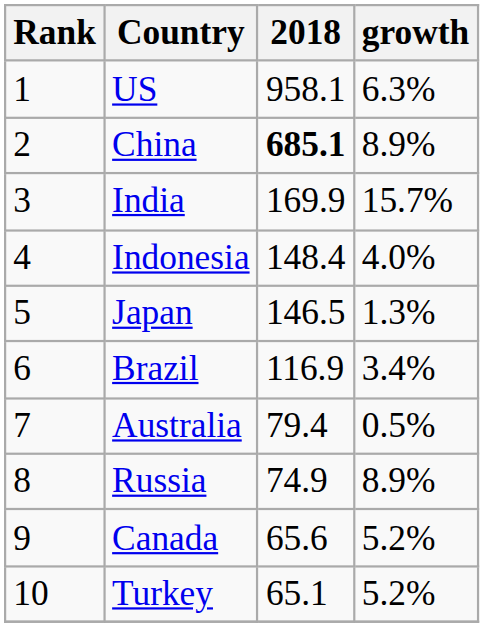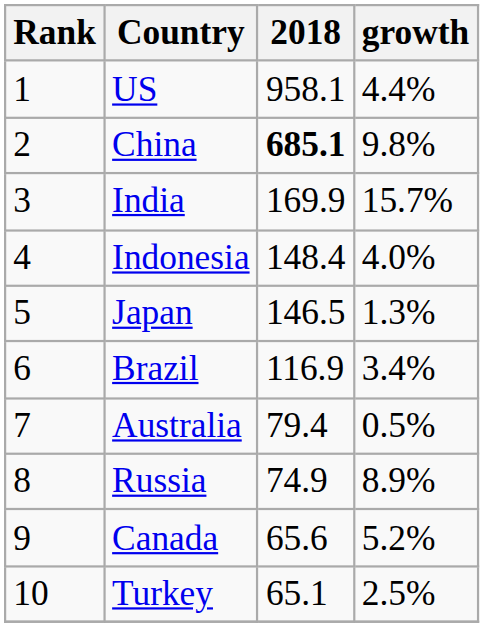(399, 88) 6.3% -> (399, 88) 4.4%
(399, 144) 8.9% -> (399, 144) 9.8%
(399, 593) 5.2% -> (399, 593) 2.5%
